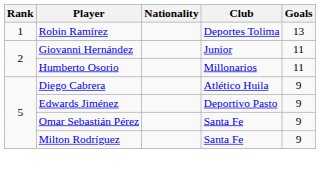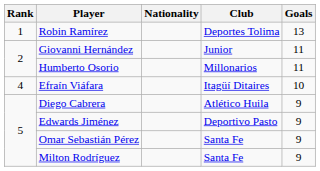+ row: (71, 85)
